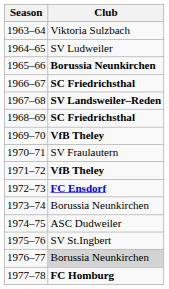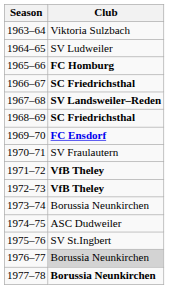(103, 65) Borussia Neunkirchen -> (82, 65) FC Homburg
(77, 135) VfB Theley -> (78, 135) FC Ensdorf
(78, 188) FC Ensdorf -> (77, 188) VfB Theley
(82, 275) FC Homburg -> (103, 275) Borussia Neunkirchen
